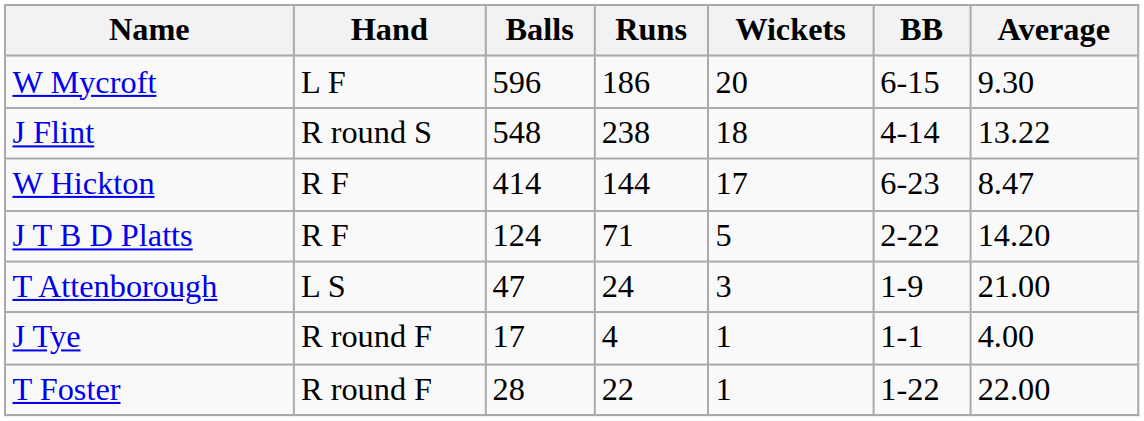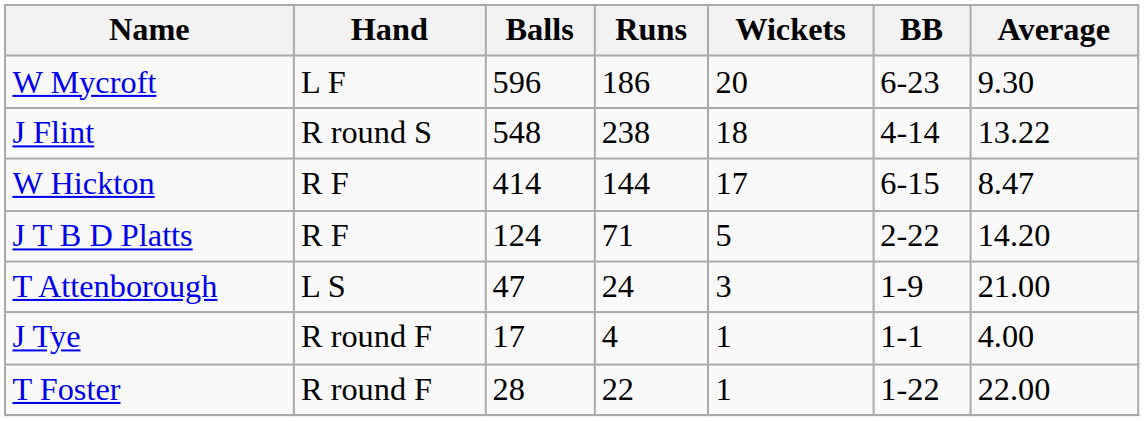(910, 81) 6-15 -> (910, 81) 6-23
(910, 183) 6-23 -> (910, 183) 6-15
